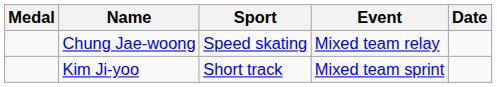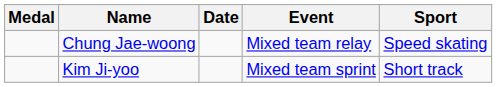columns swapped: (255, 18) <-> (470, 18)
